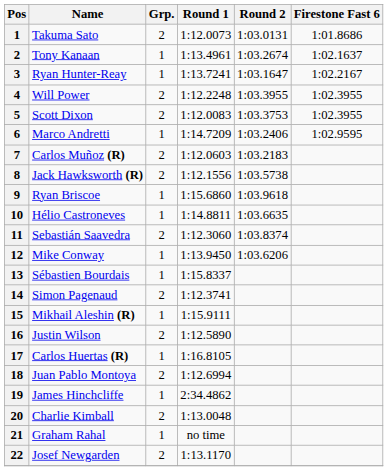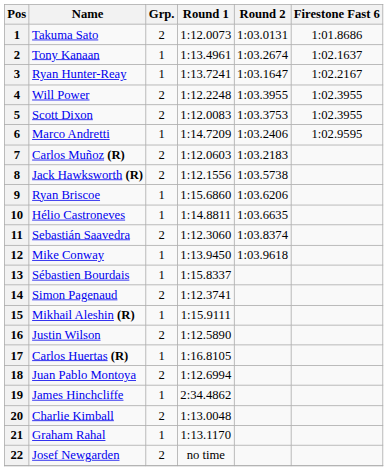(263, 194) 1:03.9618 -> (263, 194) 1:03.6206
(263, 255) 1:03.6206 -> (263, 255) 1:03.9618
(206, 435) no time -> (206, 435) 1:13.1170
(206, 455) 1:13.1170 -> (206, 455) no time
